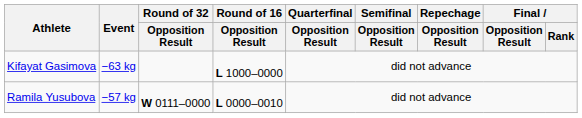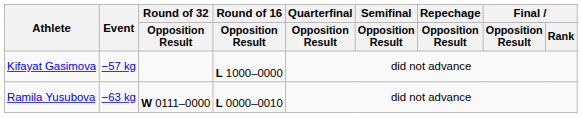(119, 67) −63 kg -> (119, 67) −57 kg
(119, 97) −57 kg -> (119, 97) −63 kg
